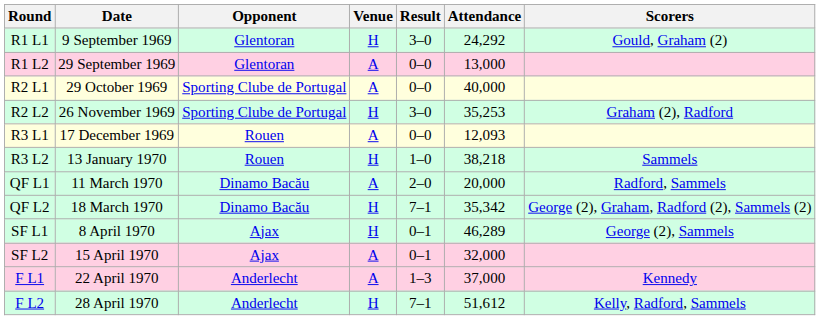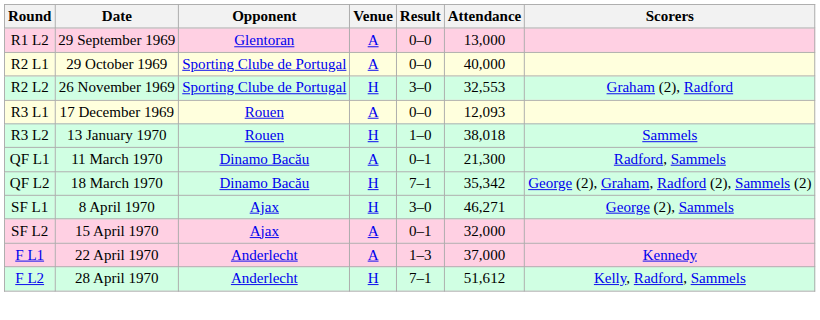- row: (30, 40)
(484, 111) 35,253 -> (484, 87) 32,553
(484, 159) 38,218 -> (484, 135) 38,018
(420, 183) 2–0 -> (420, 159) 0–1
(484, 183) 20,000 -> (484, 159) 21,300
(420, 231) 0–1 -> (420, 207) 3–0
(484, 231) 46,289 -> (484, 207) 46,271
